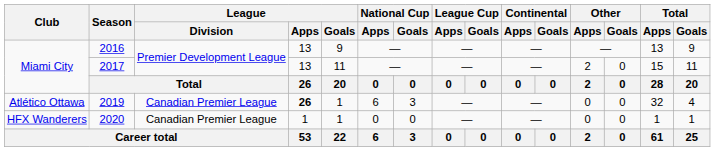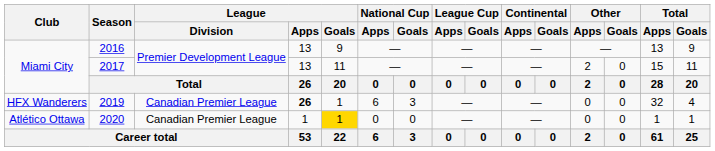(47, 102) Atlético Ottawa -> (47, 102) HFX Wanderers
(47, 119) HFX Wanderers -> (47, 119) Atlético Ottawa
(340, 119) no background -> (340, 119) gold background
